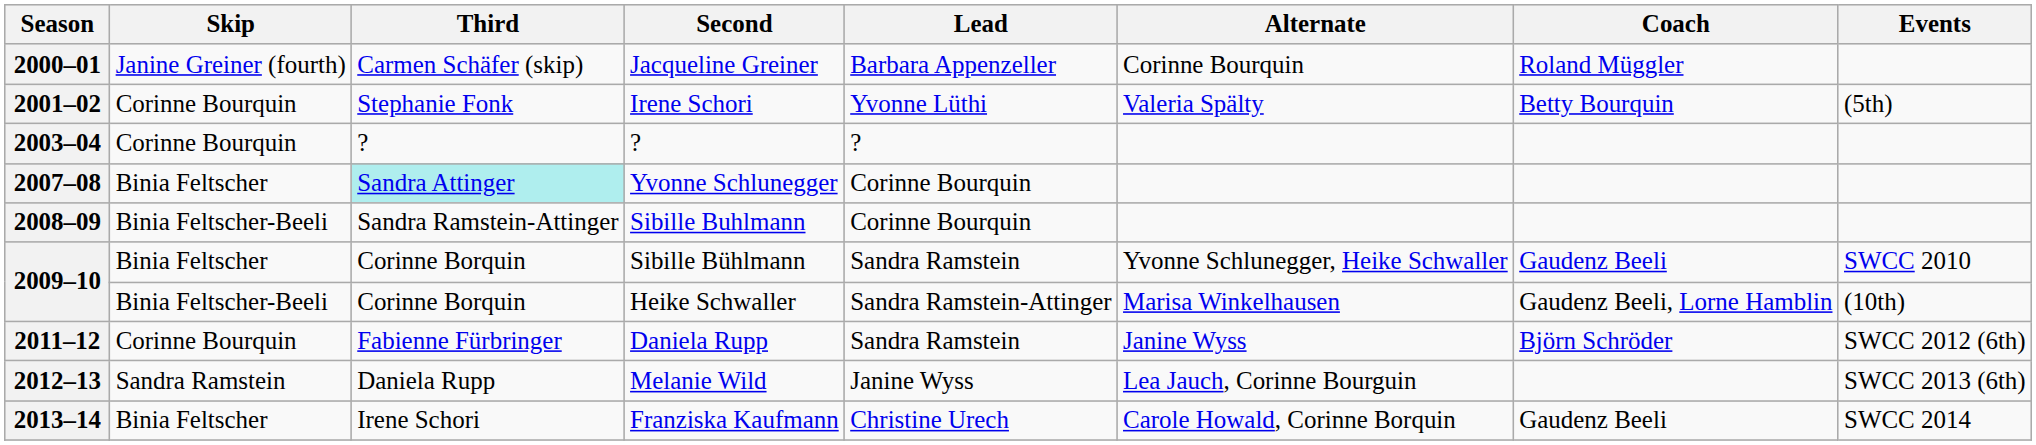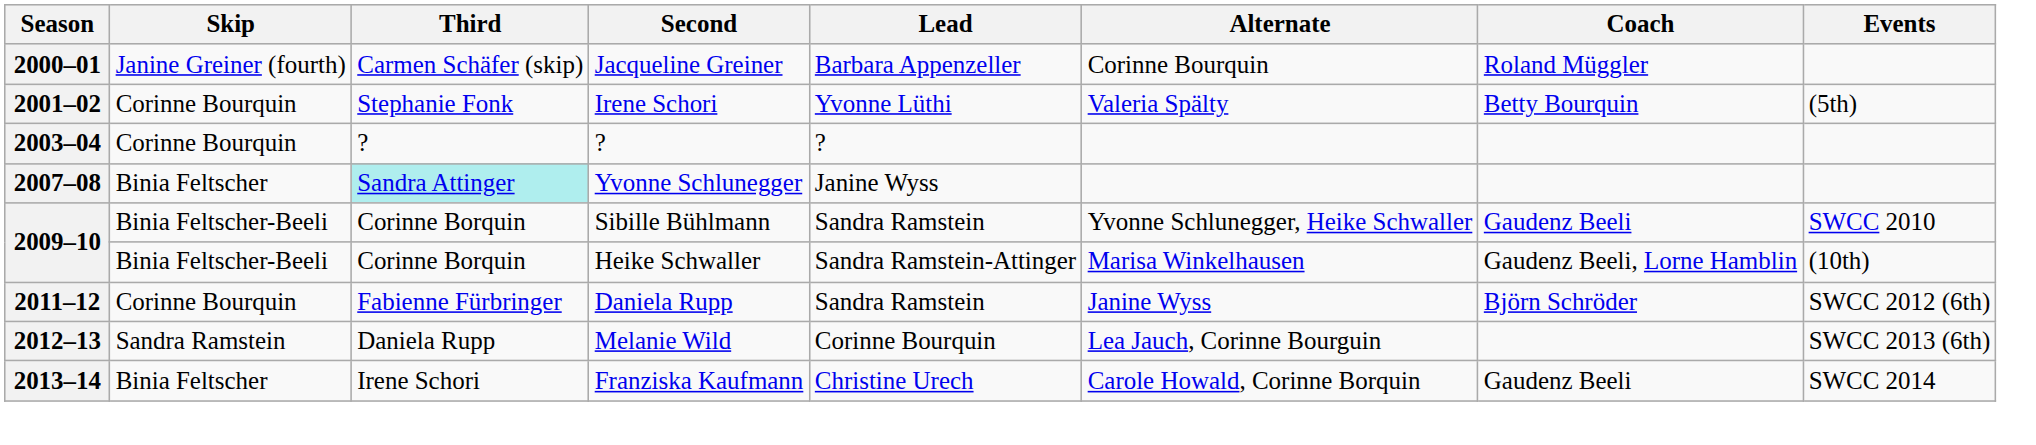(941, 182) Corinne Bourquin -> (877, 182) Janine Wyss
- row: (57, 222)
(192, 261) Binia Feltscher -> (222, 222) Binia Feltscher-Beeli
(912, 380) Janine Wyss -> (905, 340) Corinne Bourquin
